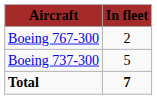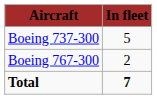rows swapped: (54, 60) <-> (54, 37)
